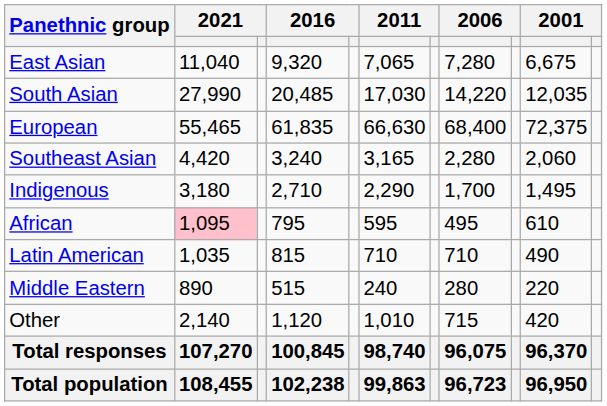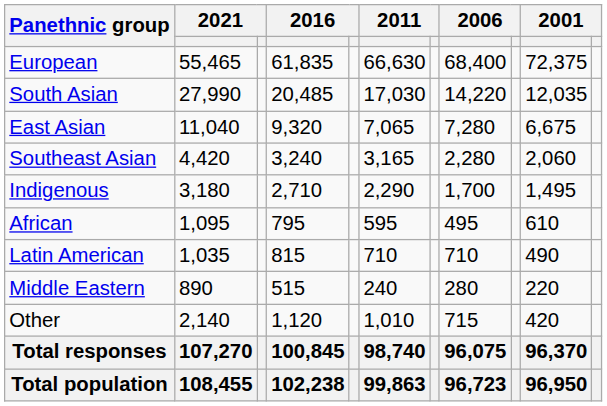rows swapped: (53, 126) <-> (57, 62)
(204, 223) pink background -> (204, 223) no background
